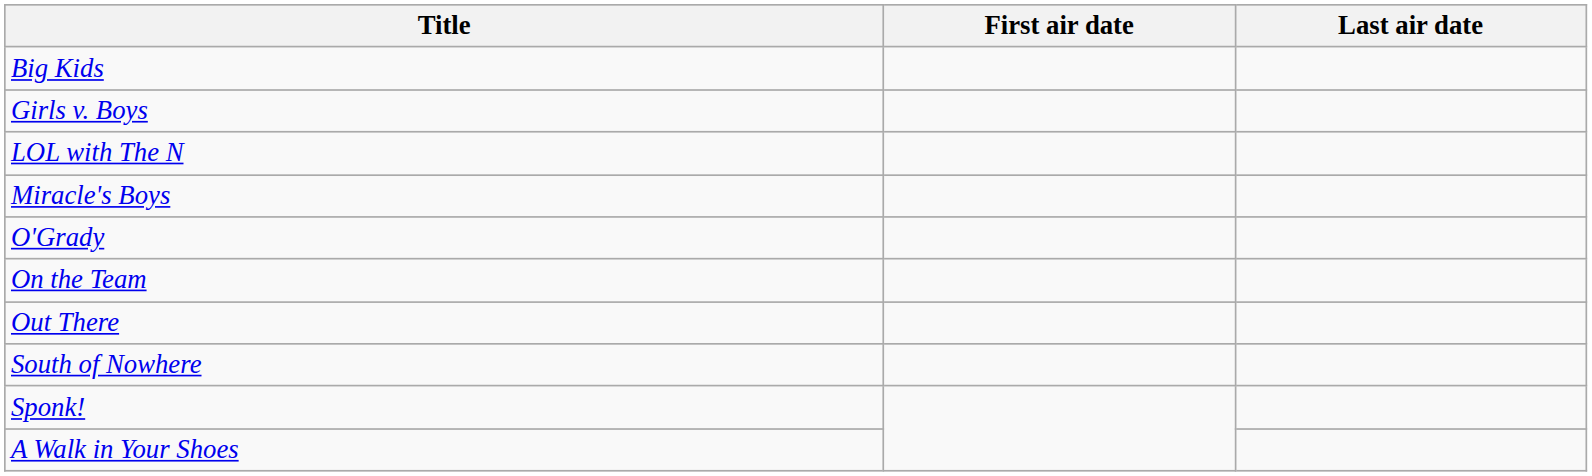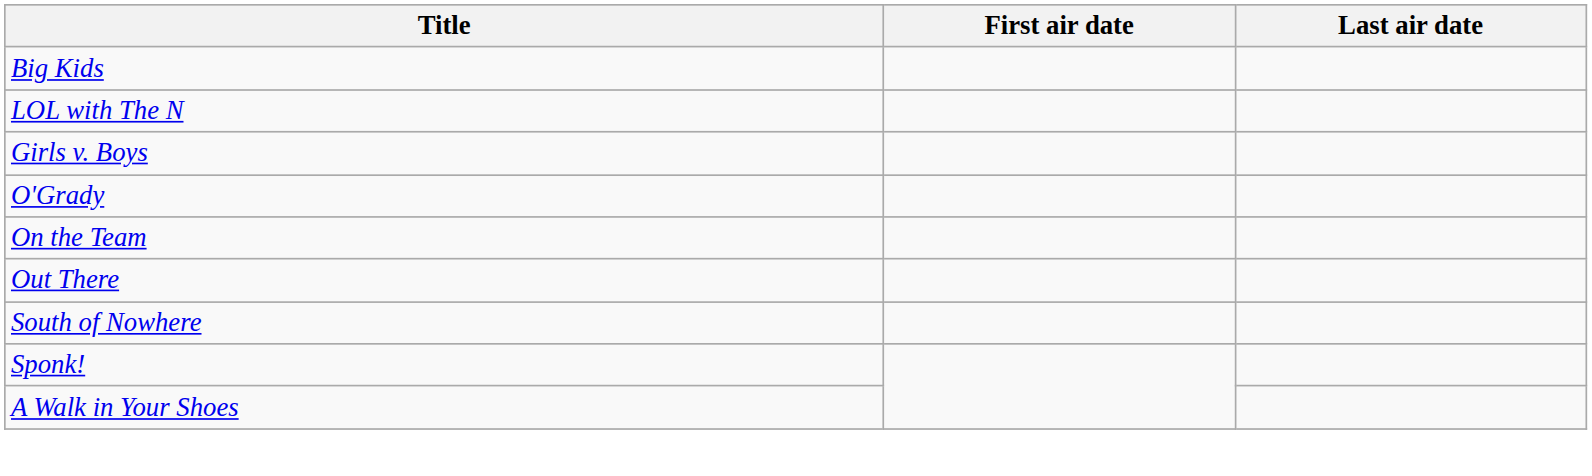rows swapped: (79, 110) <-> (97, 152)
- row: (91, 195)
